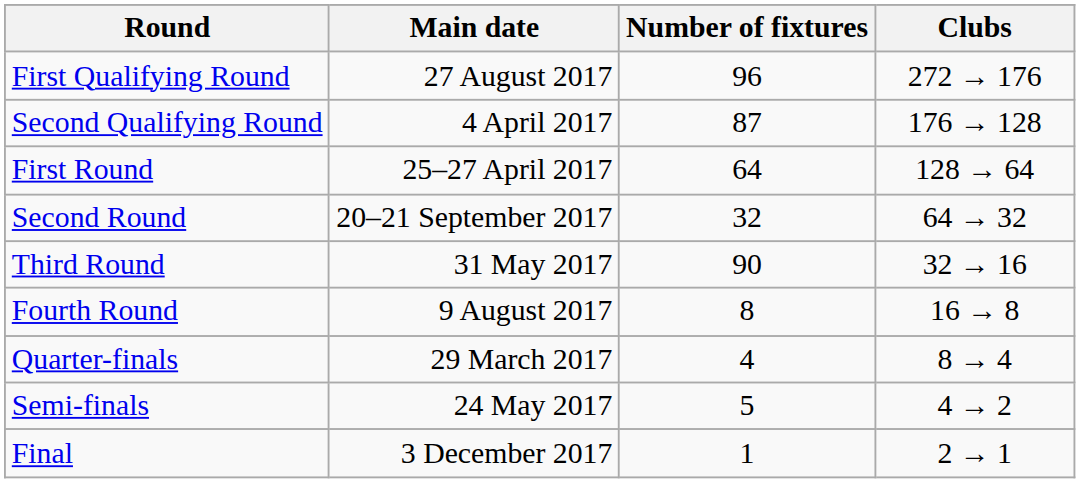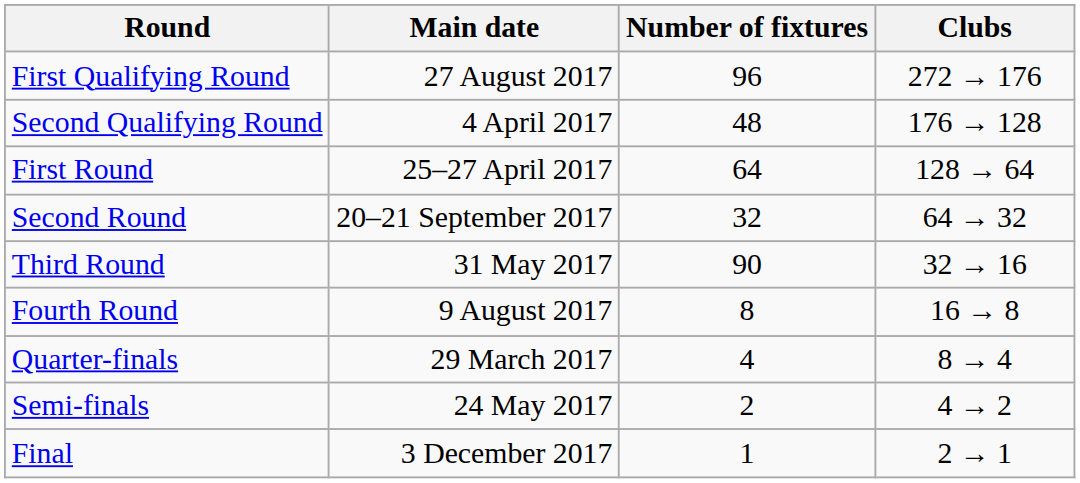(747, 122) 87 -> (747, 122) 48
(747, 405) 5 -> (747, 405) 2
